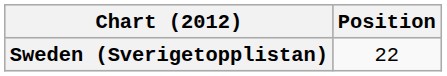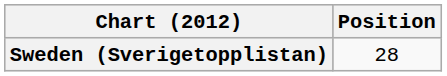(387, 55) 22 -> (387, 55) 28
